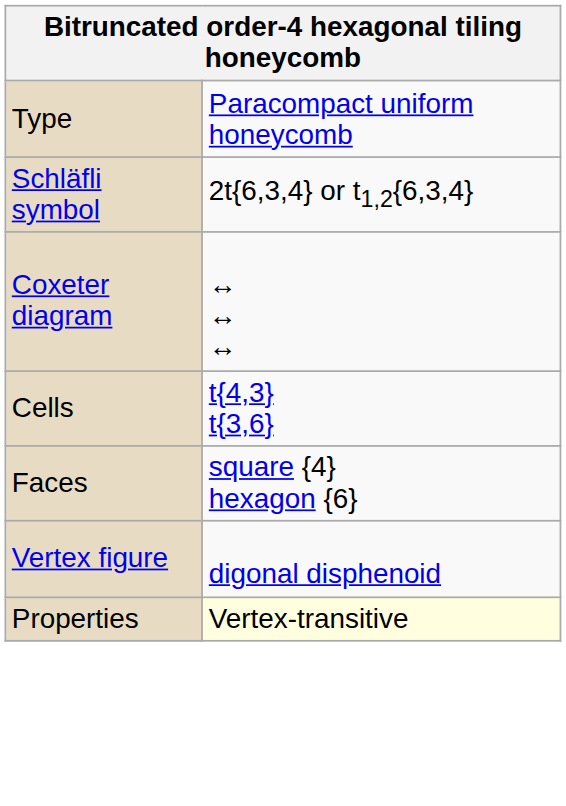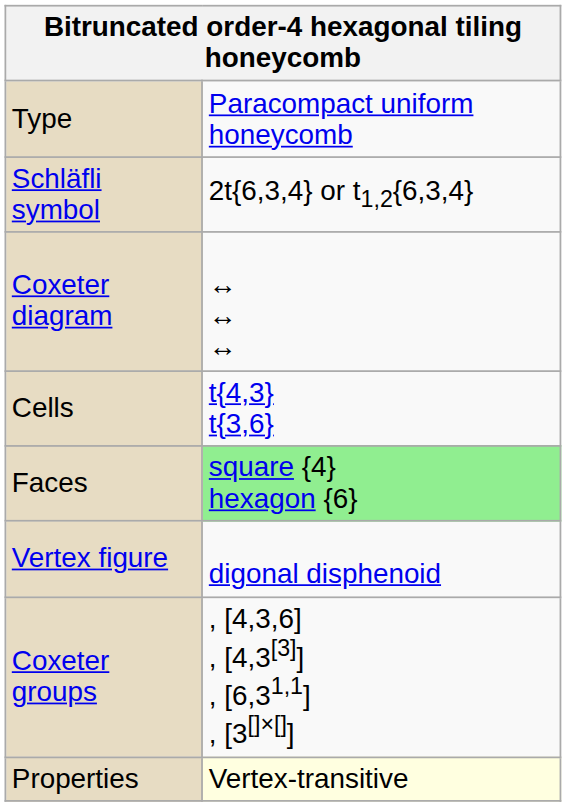(283, 483) no background -> (283, 483) lightgreen background
+ row: (61, 676)
